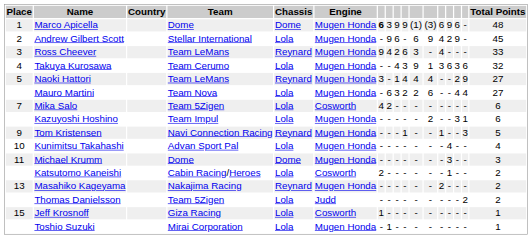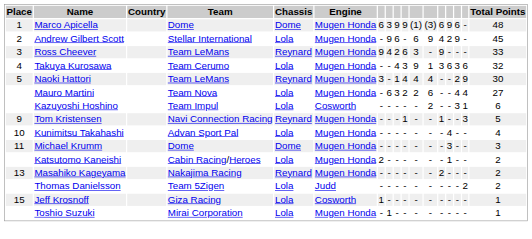(381, 25) bold -> (381, 25) normal
(442, 52) 4 -> (442, 52) 9
(498, 79) 27 -> (498, 79) 30
- row: (56, 106)
(346, 119) Mugen Honda -> (335, 106) Cosworth
(335, 173) Cosworth -> (346, 159) Mugen Honda
